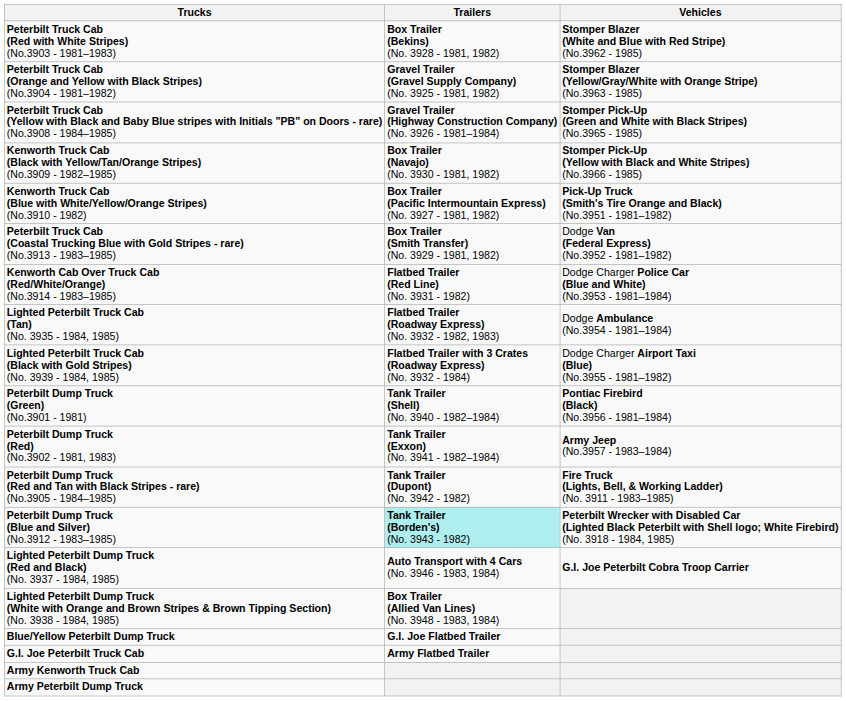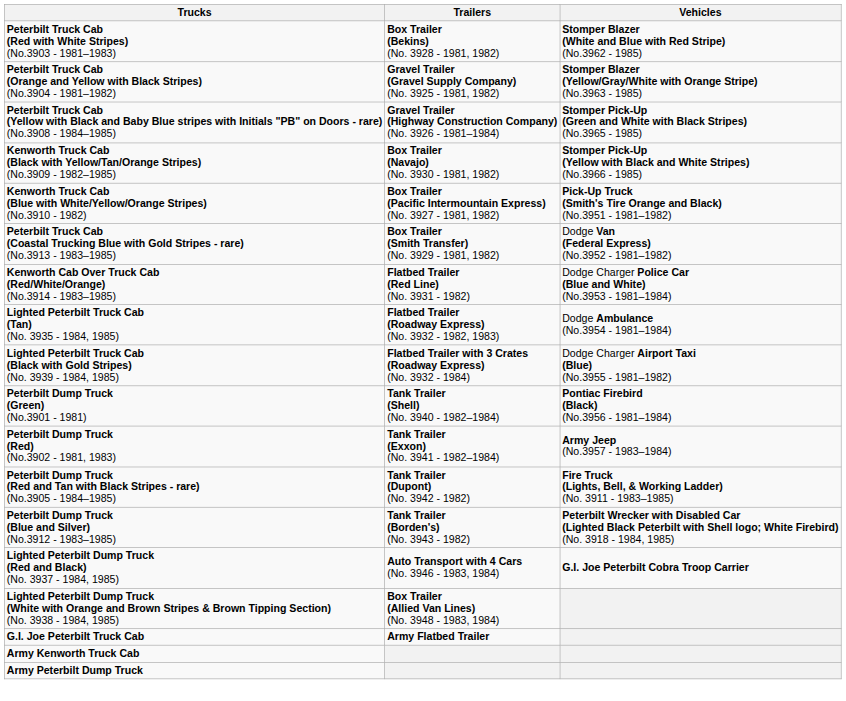(429, 527) paleturquoise background -> (429, 527) no background
- row: (91, 637)
